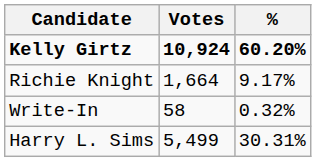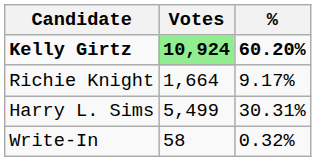(196, 50) no background -> (196, 50) lightgreen background
rows swapped: (82, 141) <-> (54, 111)
